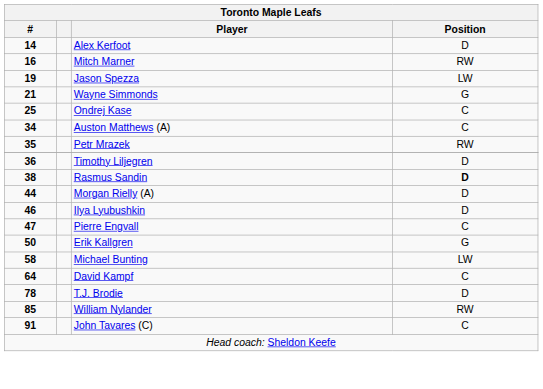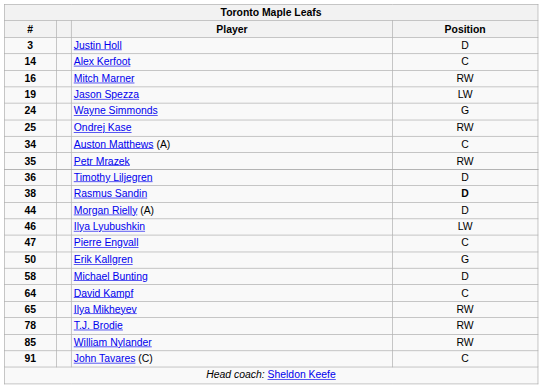+ row: (98, 45)
(465, 45) D -> (465, 62) C
(30, 95) 21 -> (30, 111) 24
(465, 111) C -> (465, 128) RW
(465, 210) D -> (465, 227) LW
(465, 260) LW -> (465, 276) D
+ row: (105, 309)
(465, 293) D -> (465, 326) RW
